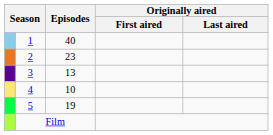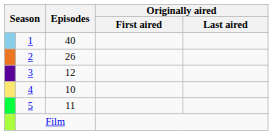(70, 57) 23 -> (70, 57) 26
(70, 73) 13 -> (70, 73) 12
(70, 105) 19 -> (70, 105) 11
